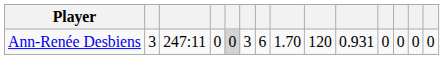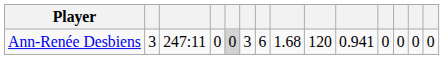(287, 41) 1.70 -> (287, 41) 1.68
(357, 41) 0.931 -> (357, 41) 0.941
